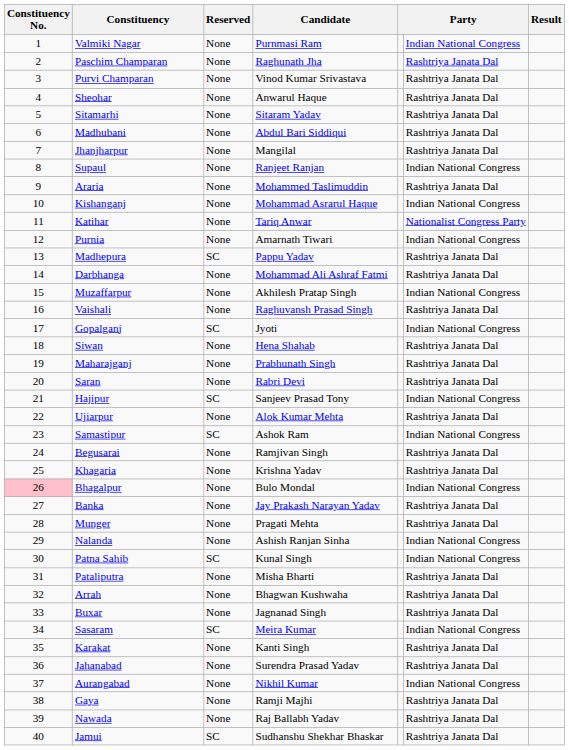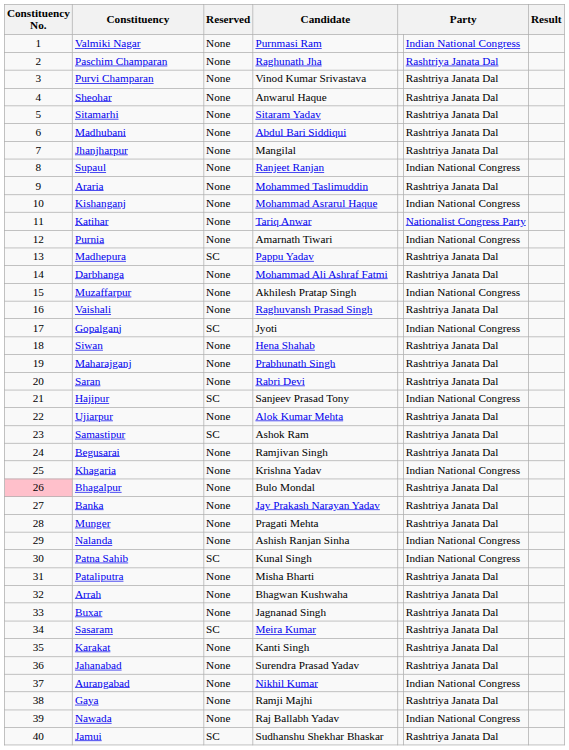(463, 434) Indian National Congress -> (452, 434) Rashtriya Janata Dal
(452, 470) Rashtriya Janata Dal -> (463, 470) Indian National Congress
(463, 487) Indian National Congress -> (452, 487) Rashtriya Janata Dal
(463, 629) Indian National Congress -> (452, 629) Rashtriya Janata Dal
(452, 718) Rashtriya Janata Dal -> (463, 718) Indian National Congress
